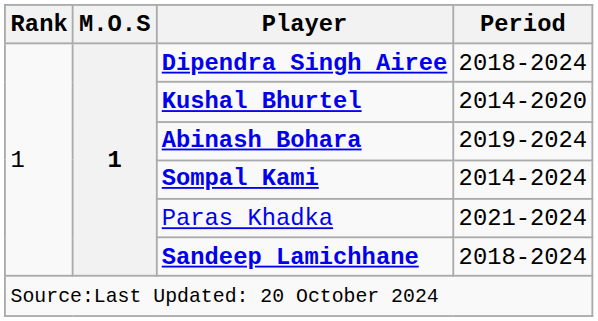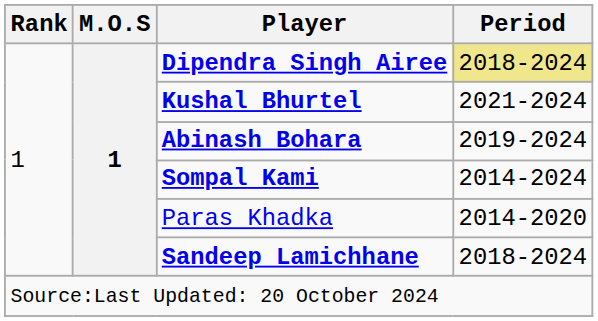(523, 63) no background -> (523, 63) khaki background
(523, 102) 2014-2020 -> (523, 102) 2021-2024
(523, 218) 2021-2024 -> (523, 218) 2014-2020
